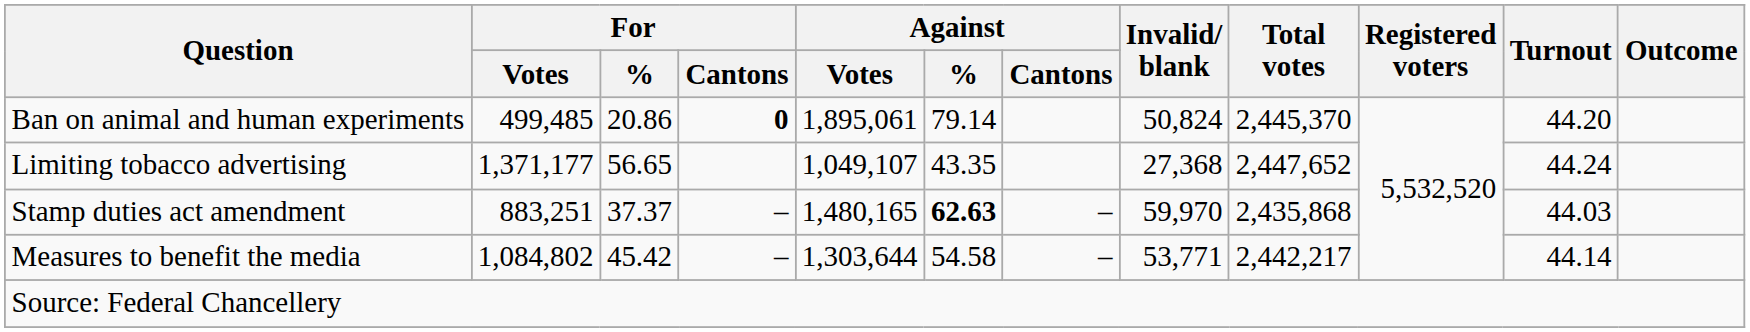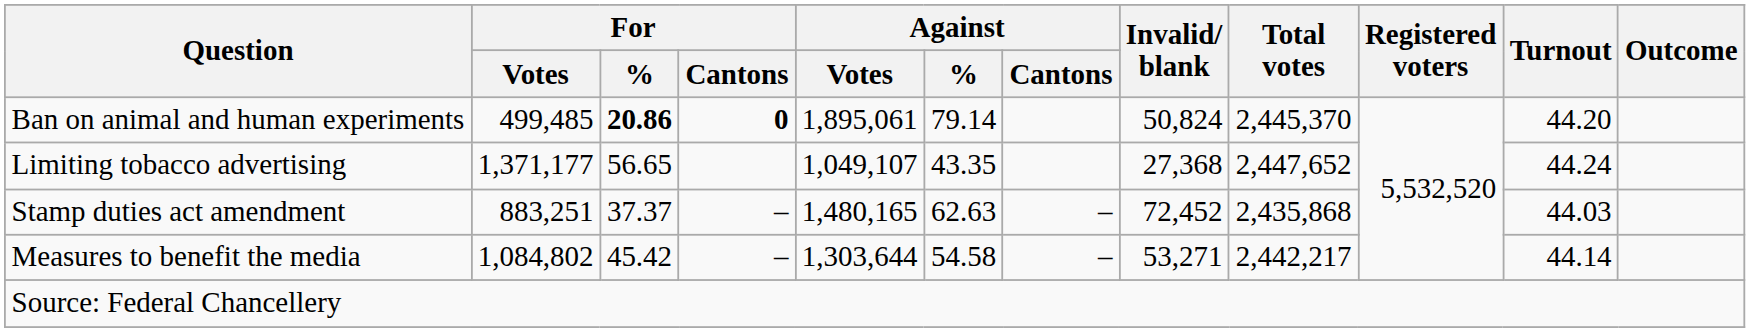(639, 119) normal -> (639, 119) bold
(964, 211) bold -> (964, 211) normal
(1183, 211) 59,970 -> (1183, 211) 72,452
(1183, 257) 53,771 -> (1183, 257) 53,271
